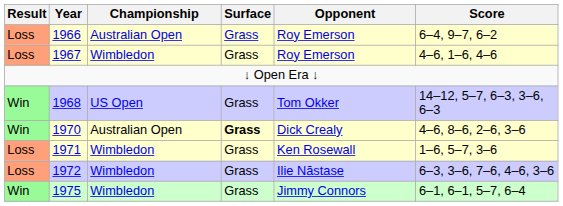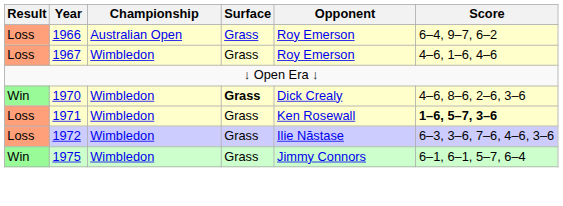- row: (67, 103)
(136, 130) Australian Open -> (122, 95) Wimbledon
(458, 150) normal -> (458, 116) bold
